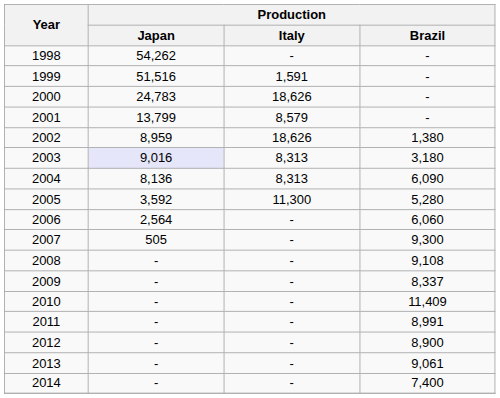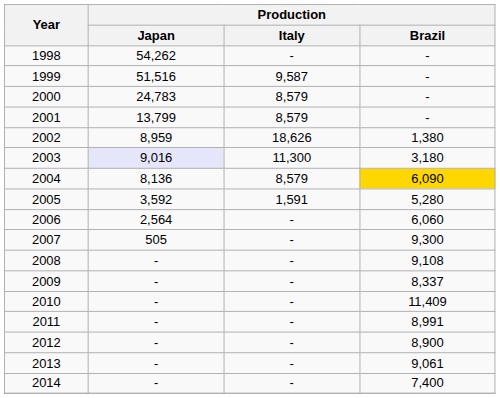(292, 77) 1,591 -> (292, 77) 9,587
(292, 97) 18,626 -> (292, 97) 8,579
(292, 158) 8,313 -> (292, 158) 11,300
(292, 179) 8,313 -> (292, 179) 8,579
(427, 179) no background -> (427, 179) gold background
(292, 199) 11,300 -> (292, 199) 1,591
